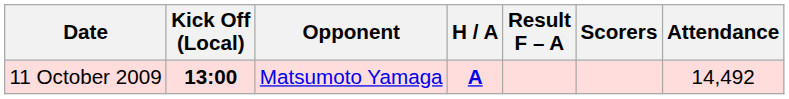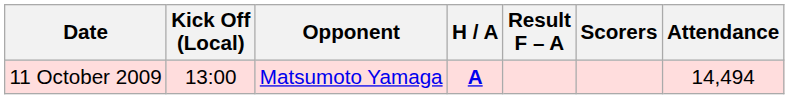(211, 76) bold -> (211, 76) normal
(723, 76) 14,492 -> (723, 76) 14,494
